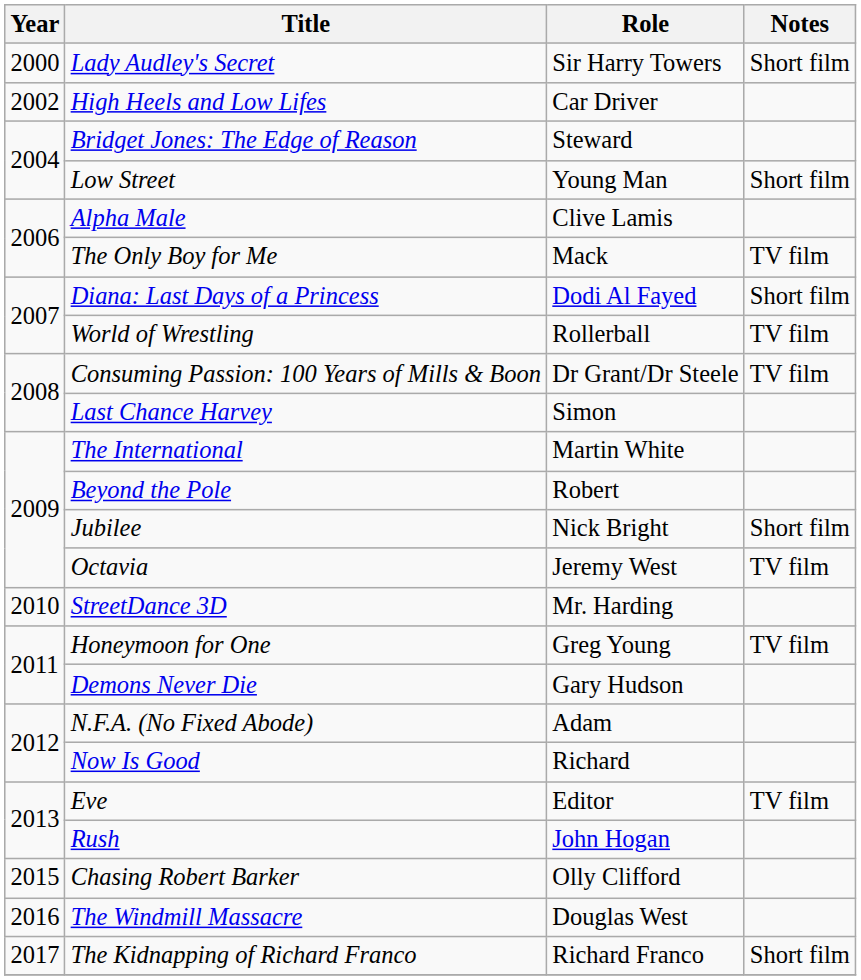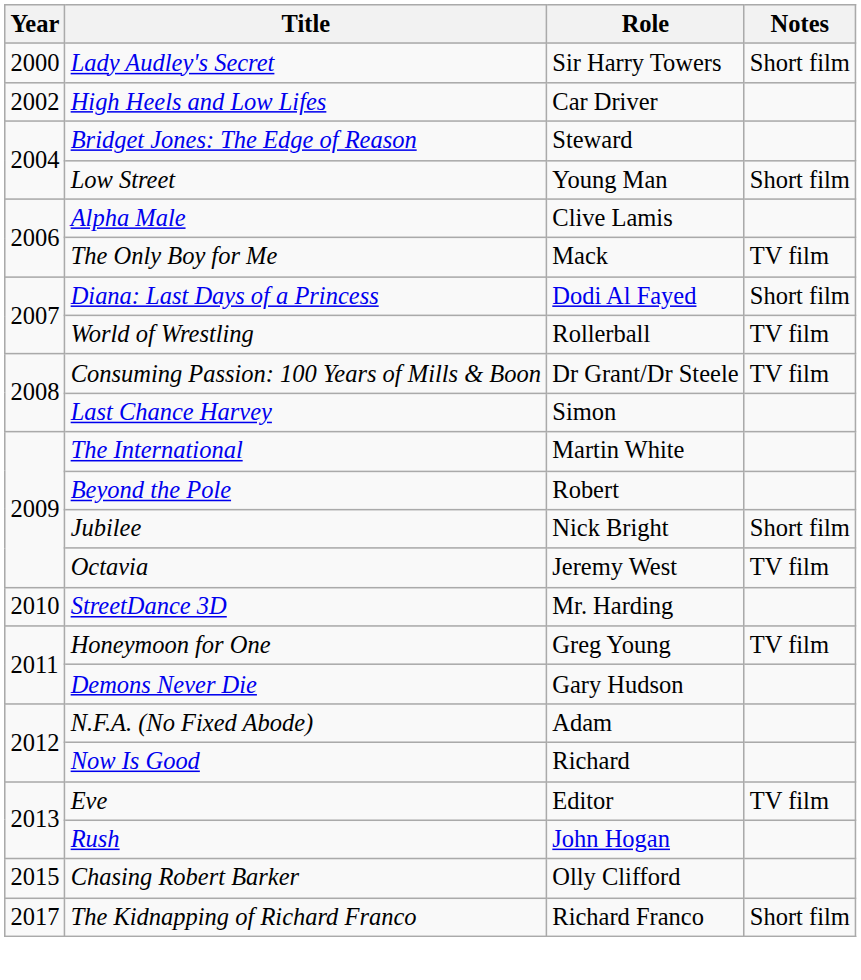- row: (186, 916)
